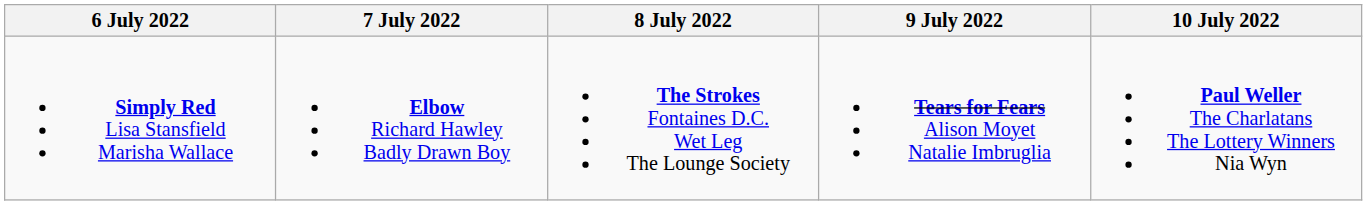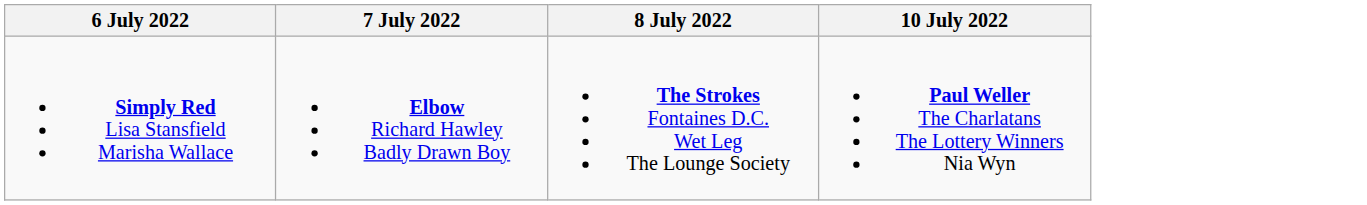- column: (954, 20)
